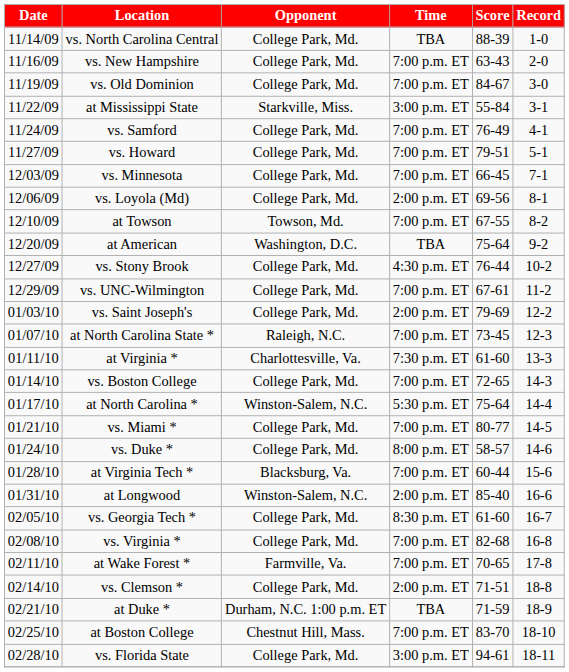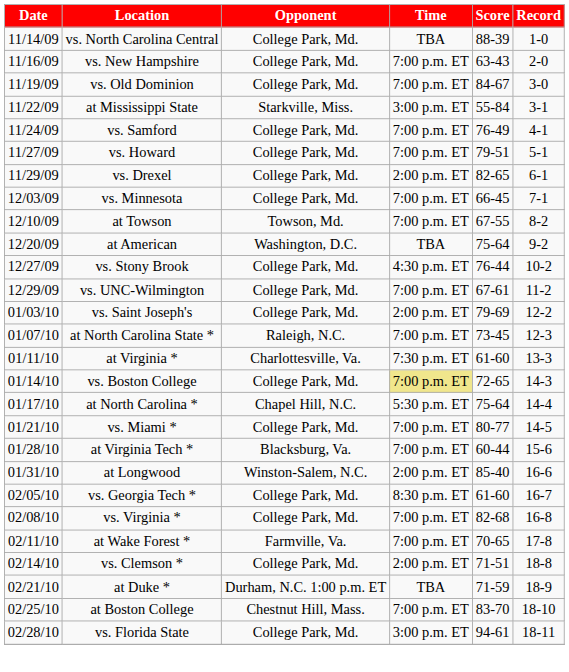+ row: (142, 175)
- row: (142, 198)
(431, 381) no background -> (431, 381) khaki background
(306, 404) Winston-Salem, N.C. -> (306, 404) Chapel Hill, N.C.
- row: (142, 449)
